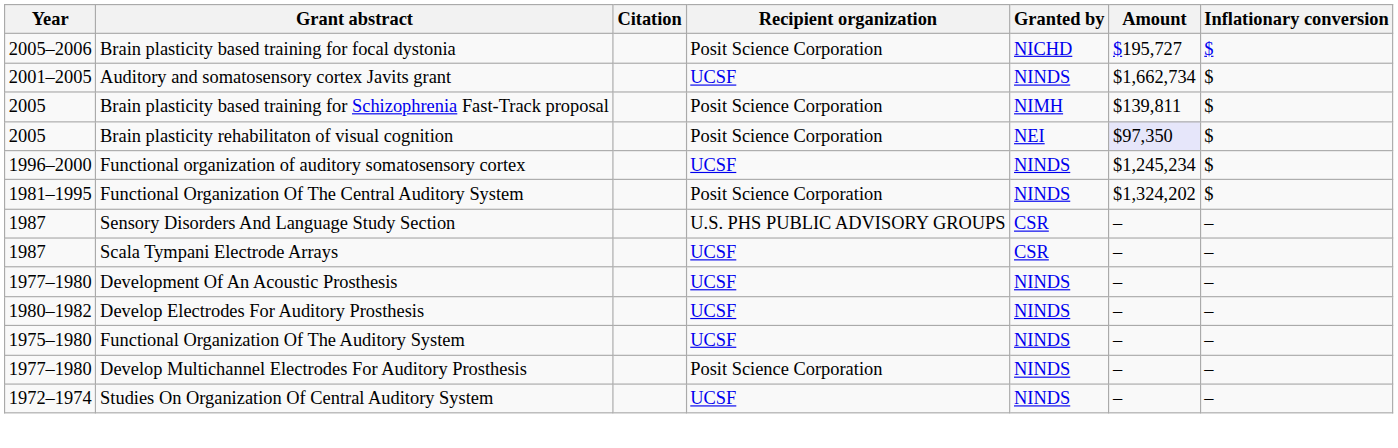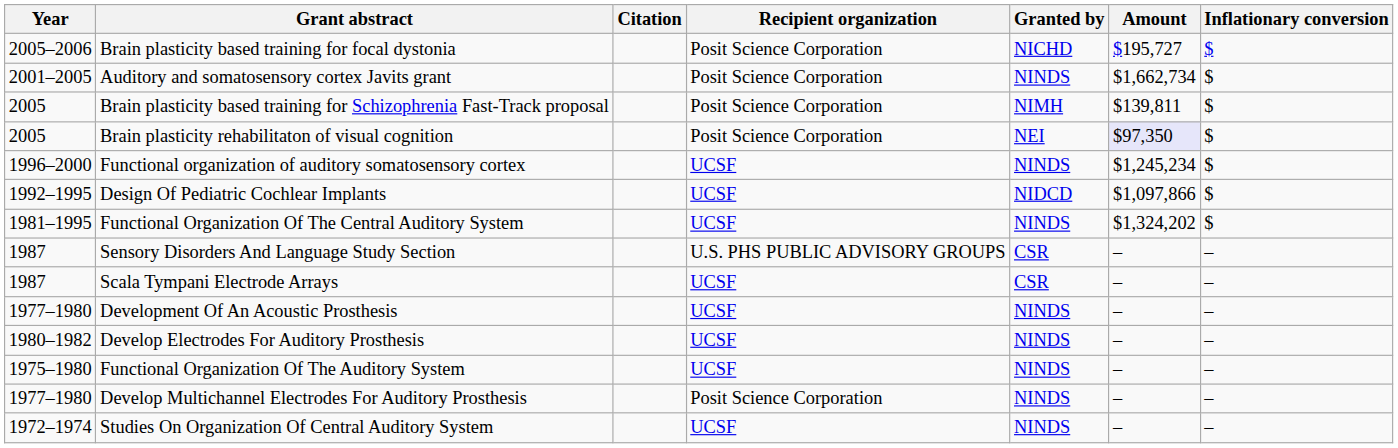(713, 77) UCSF -> (786, 77) Posit Science Corporation
+ row: (243, 194)
(786, 194) Posit Science Corporation -> (713, 223) UCSF
